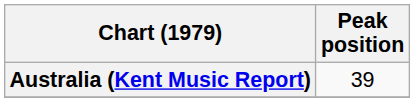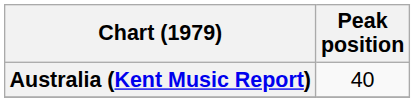(363, 79) 39 -> (363, 79) 40
